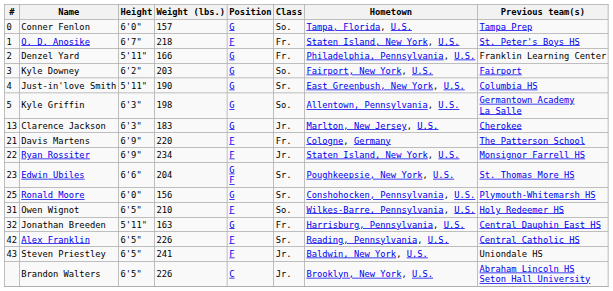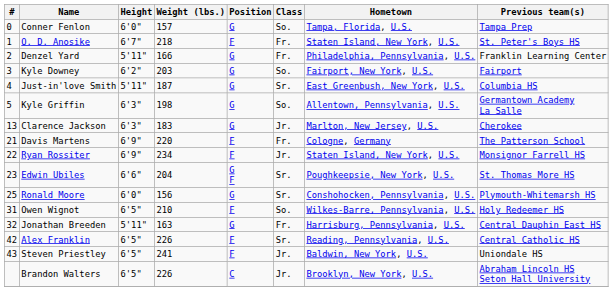(164, 85) 190 -> (164, 85) 187
